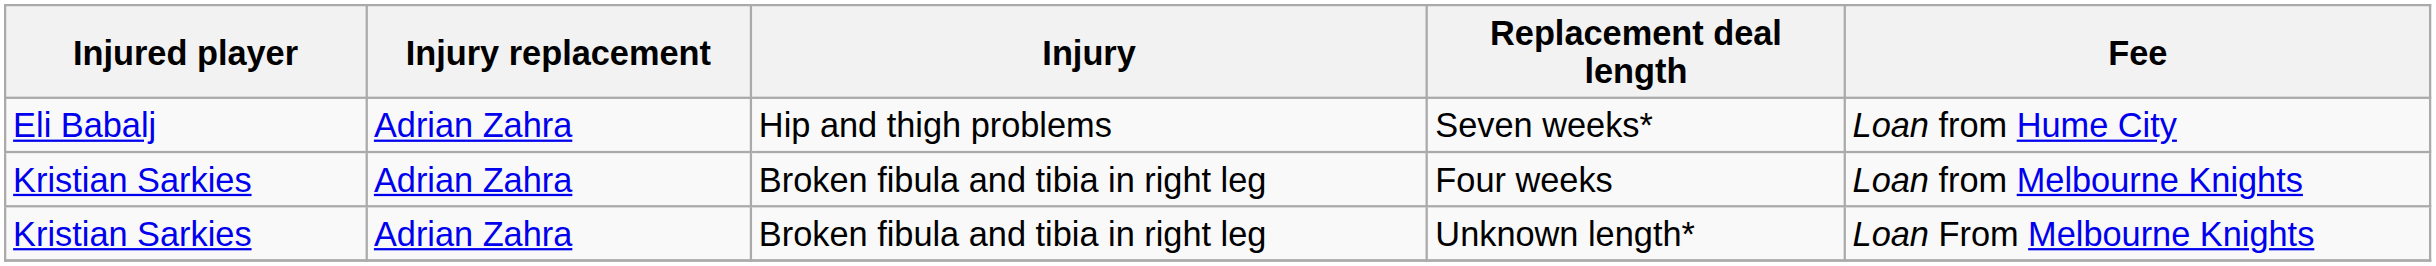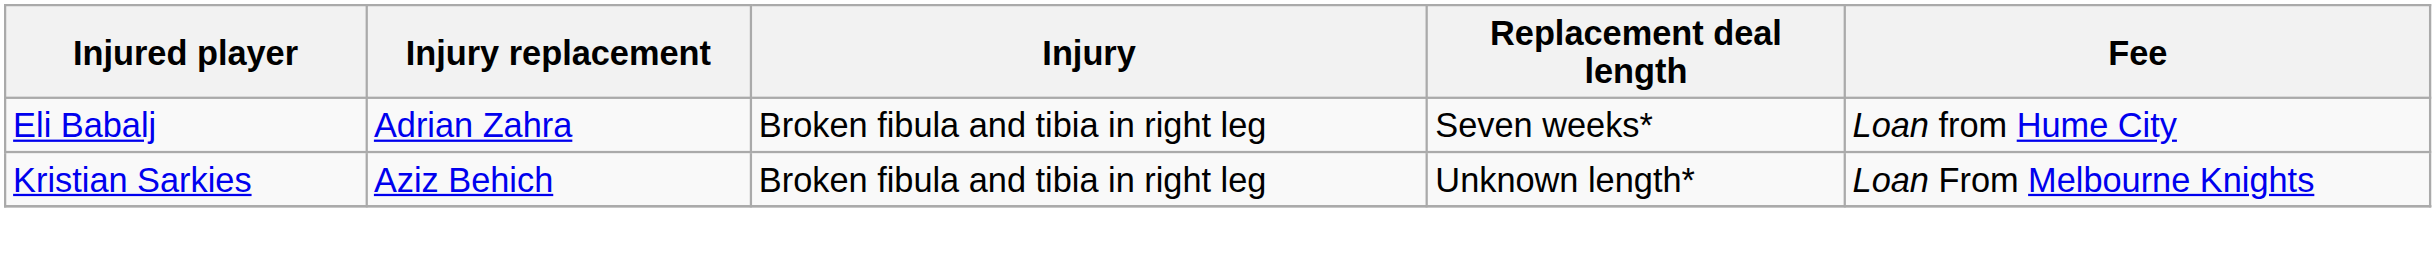(935, 125) Hip and thigh problems -> (1013, 125) Broken fibula and tibia in right leg
- row: (1524, 180)
(473, 234) Adrian Zahra -> (464, 180) Aziz Behich
